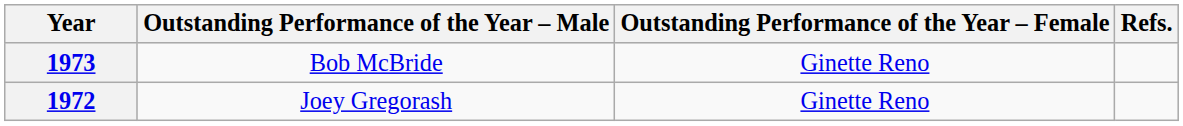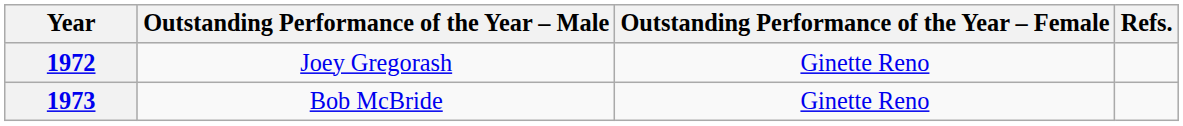rows swapped: (71, 100) <-> (71, 62)
